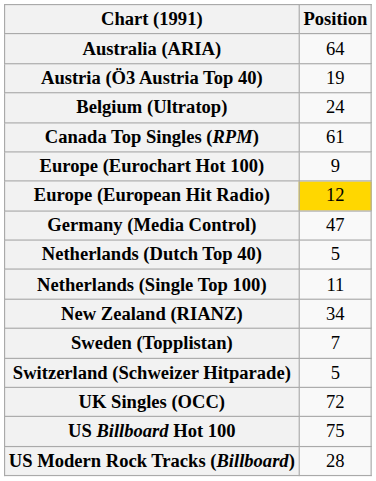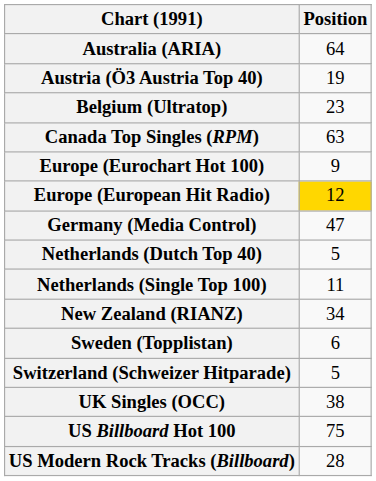(335, 107) 24 -> (335, 107) 23
(335, 136) 61 -> (335, 136) 63
(335, 343) 7 -> (335, 343) 6
(335, 401) 72 -> (335, 401) 38
